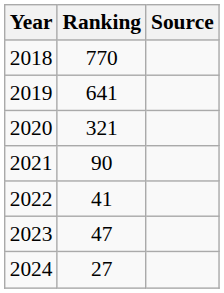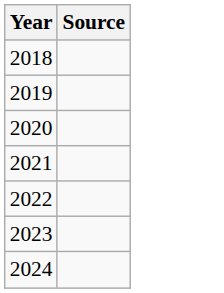- column: (102, 22)
